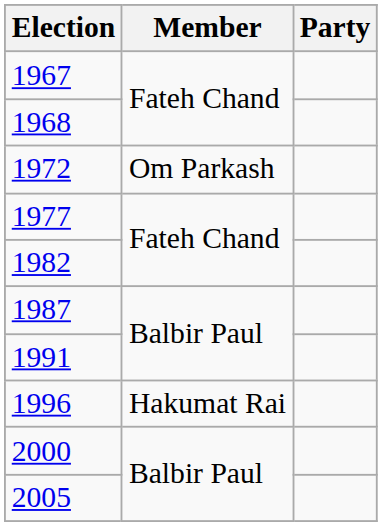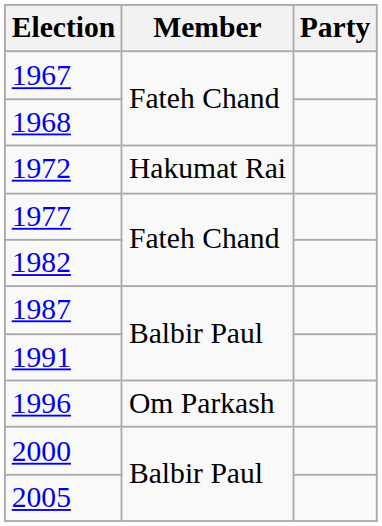(202, 168) Om Parkash -> (208, 168) Hakumat Rai
(208, 403) Hakumat Rai -> (202, 403) Om Parkash
